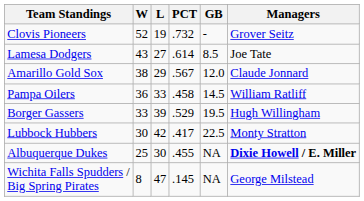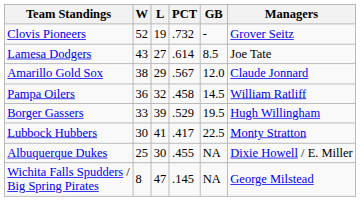(160, 93) 33 -> (160, 93) 32
(160, 133) 42 -> (160, 133) 41
(293, 152) bold -> (292, 152) normal
